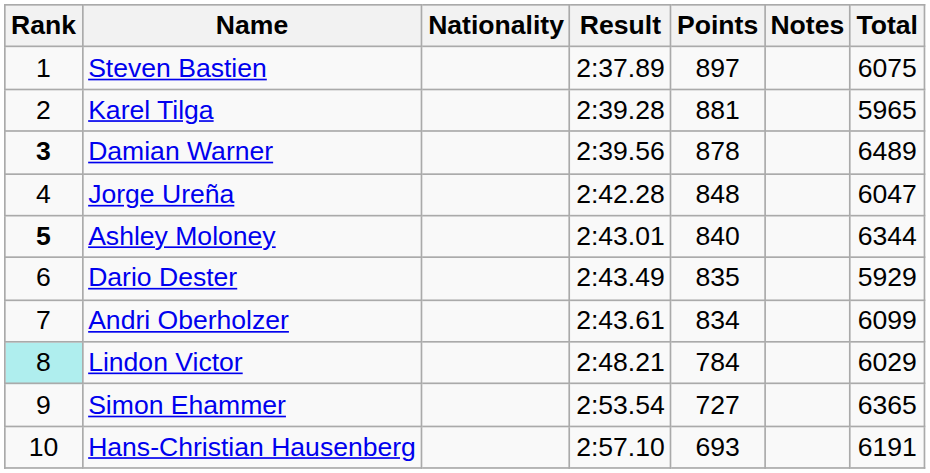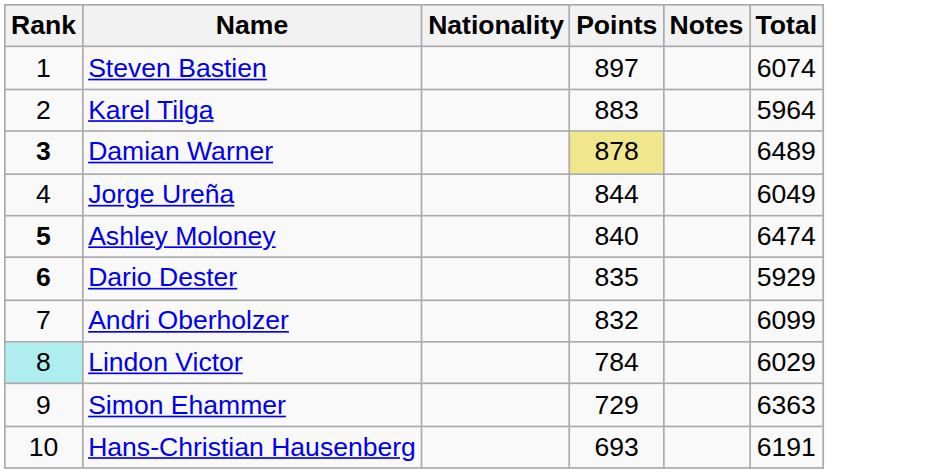- column: (620, 25)
(887, 67) 6075 -> (786, 67) 6074
(718, 109) 881 -> (617, 109) 883
(887, 109) 5965 -> (786, 109) 5964
(718, 151) no background -> (617, 151) khaki background
(718, 194) 848 -> (617, 194) 844
(887, 194) 6047 -> (786, 194) 6049
(887, 236) 6344 -> (786, 236) 6474
(43, 278) normal -> (43, 278) bold
(718, 320) 834 -> (617, 320) 832
(718, 404) 727 -> (617, 404) 729
(887, 404) 6365 -> (786, 404) 6363
